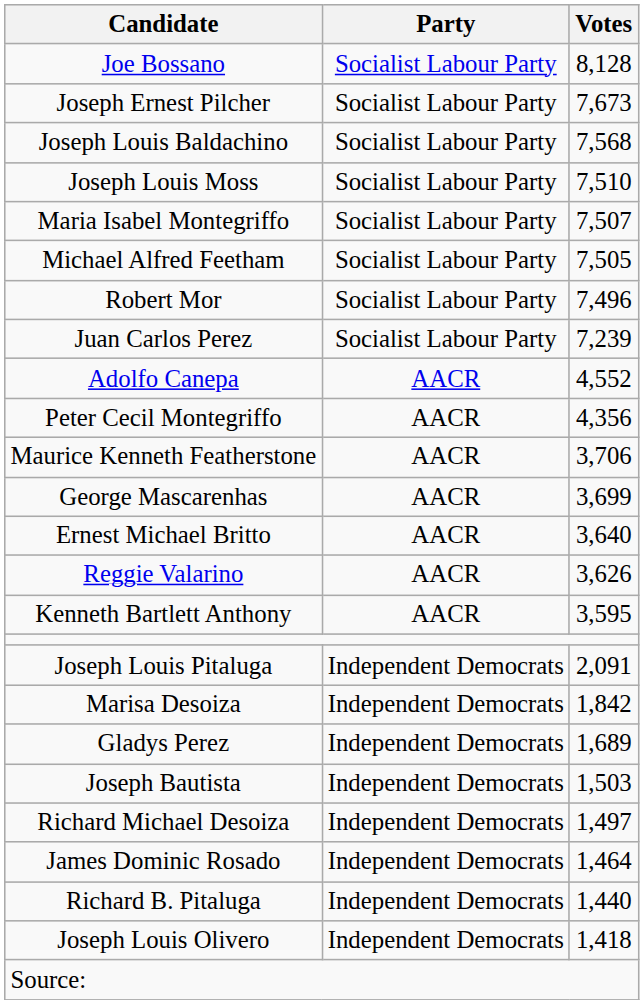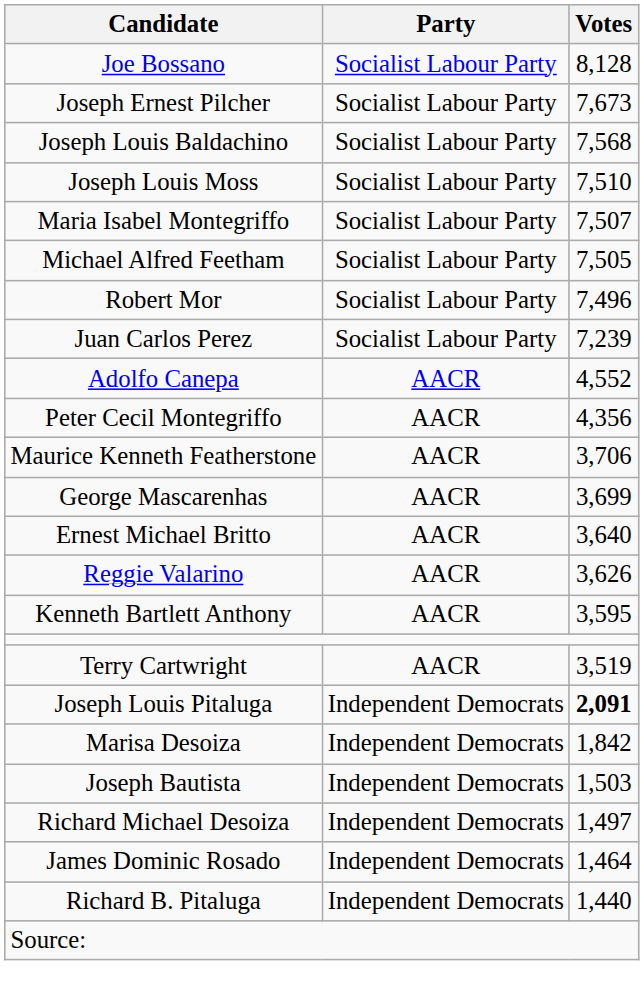+ row: (163, 664)
(604, 664) normal -> (604, 704) bold
- row: (163, 743)
- row: (163, 940)
